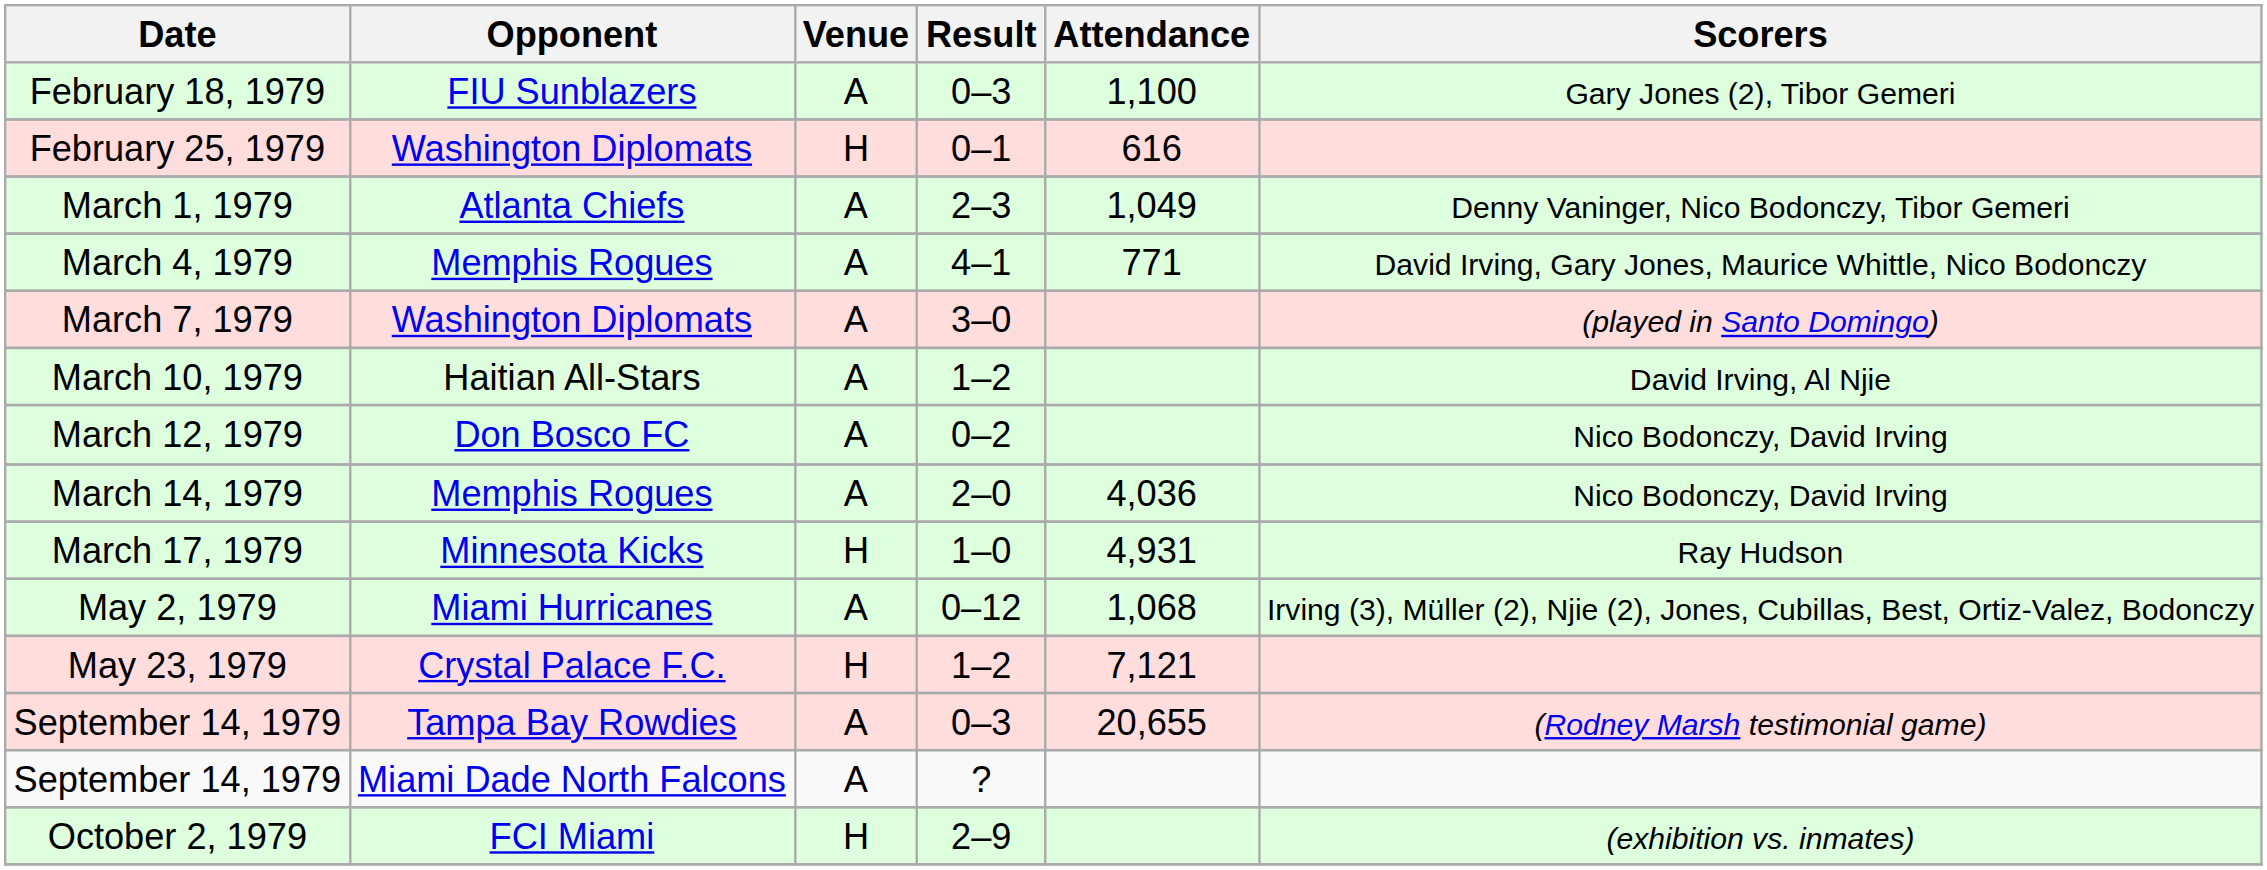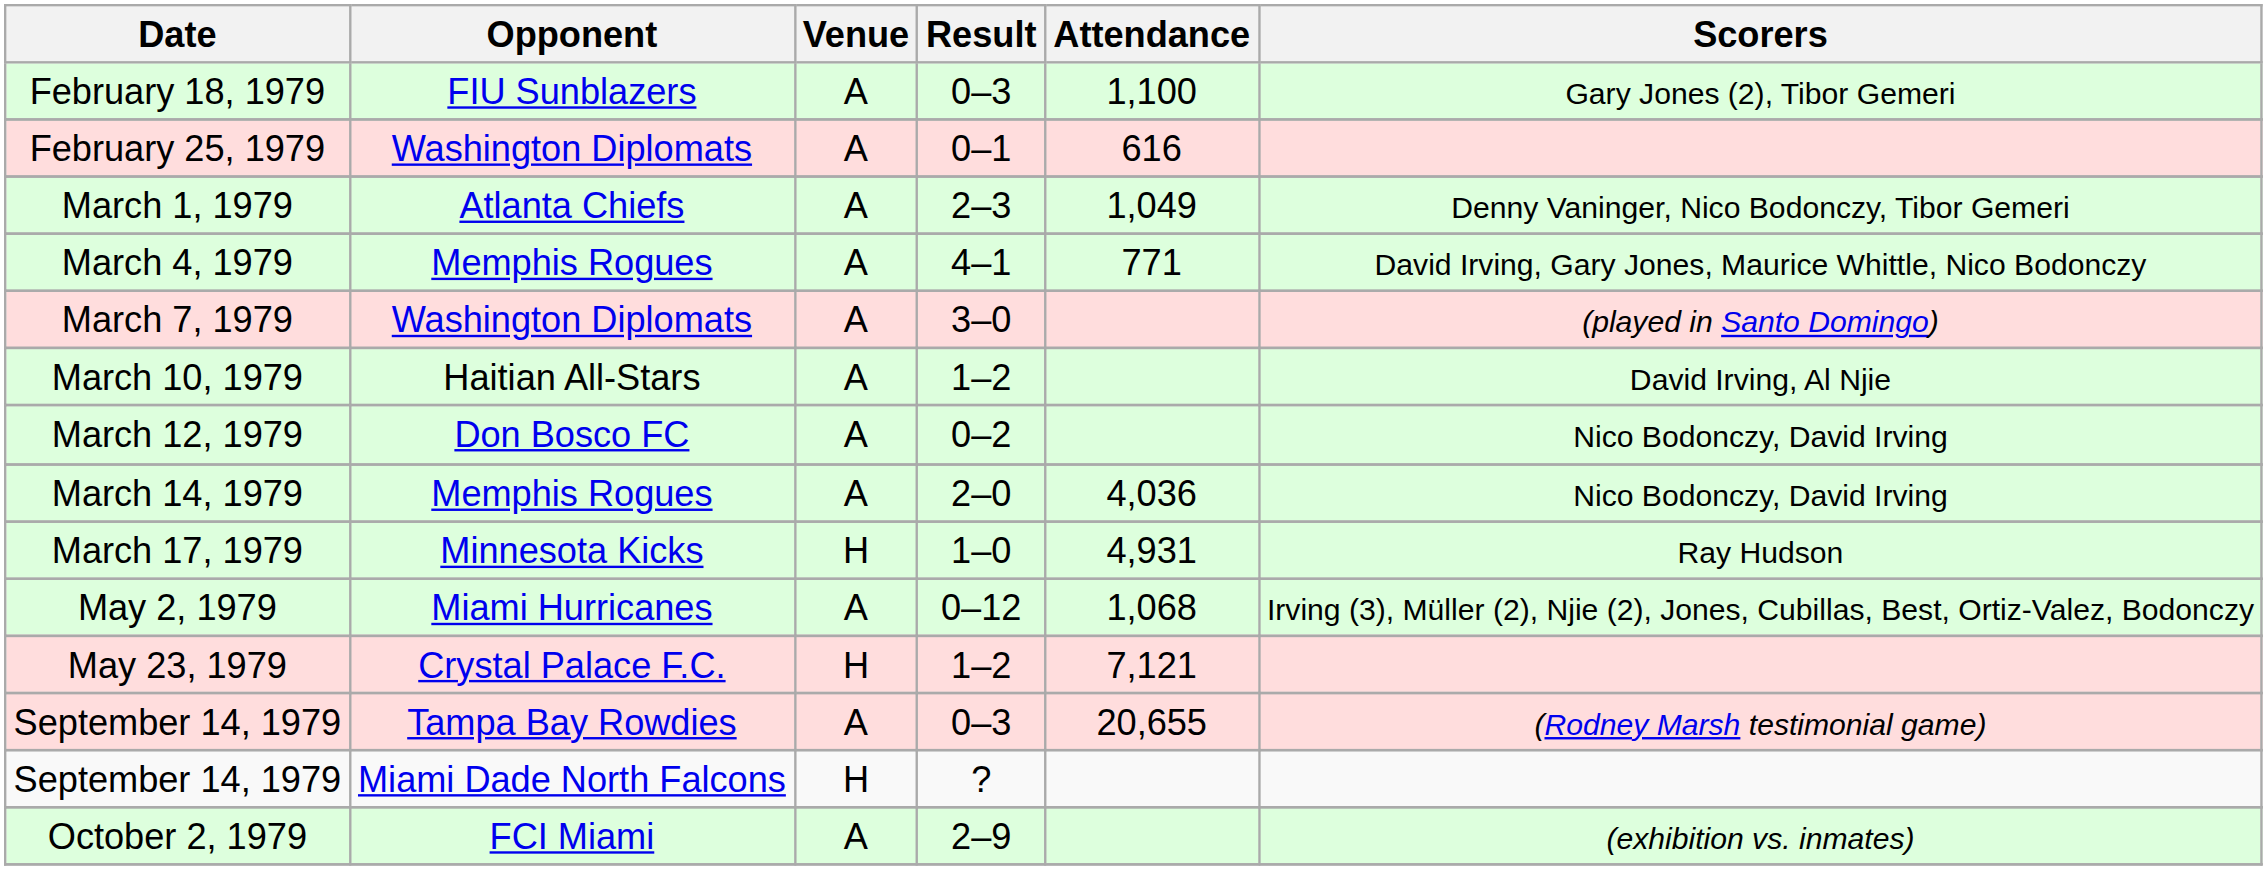(856, 149) H -> (856, 149) A
(856, 779) A -> (856, 779) H
(856, 836) H -> (856, 836) A
